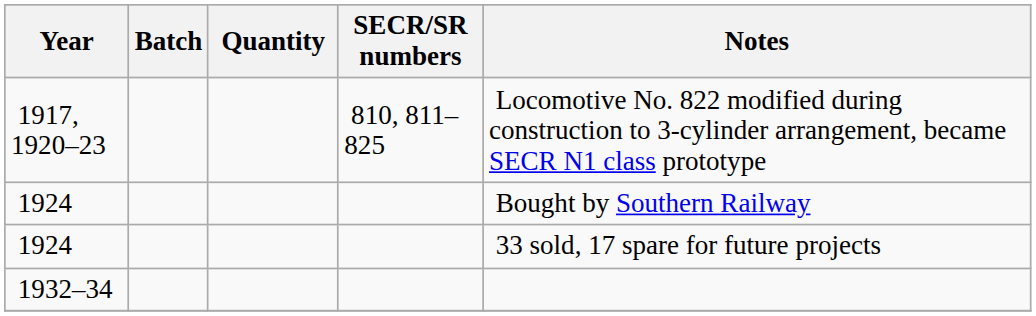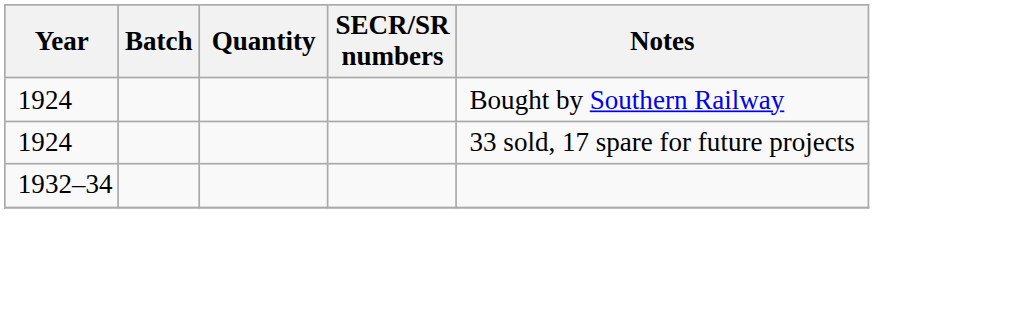- row: (62, 129)
